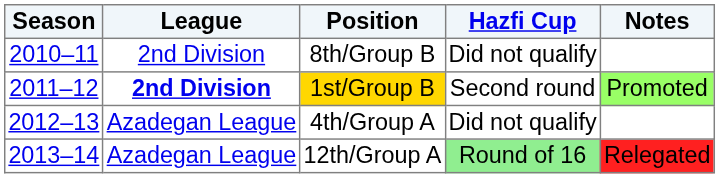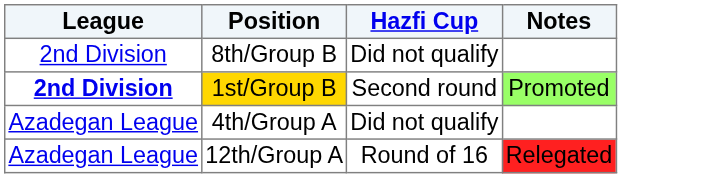- column: (54, 21)
(523, 155) lightgreen background -> (424, 155) no background
